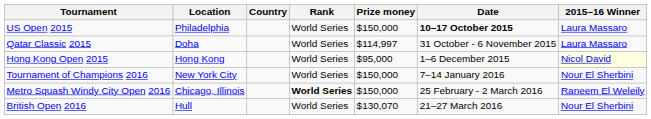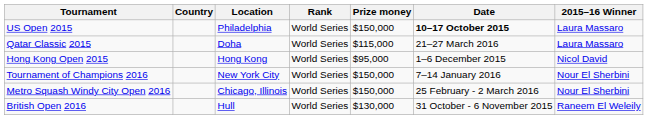columns swapped: (268, 12) <-> (210, 12)
(377, 43) $114,997 -> (373, 43) $115,000
(488, 43) 31 October - 6 November 2015 -> (457, 43) 21–27 March 2016
(586, 59) lightyellow background -> (582, 59) no background
(322, 91) bold -> (320, 91) normal
(603, 91) Raneem El Weleily -> (593, 91) Nour El Sherbini
(377, 106) $130,070 -> (373, 106) $130,000
(461, 106) 21–27 March 2016 -> (484, 106) 31 October - 6 November 2015
(597, 106) Nour El Sherbini -> (599, 106) Raneem El Weleily
